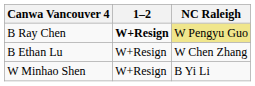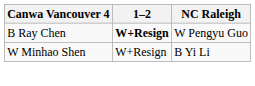(211, 33) khaki background -> (211, 33) no background
- row: (35, 52)
